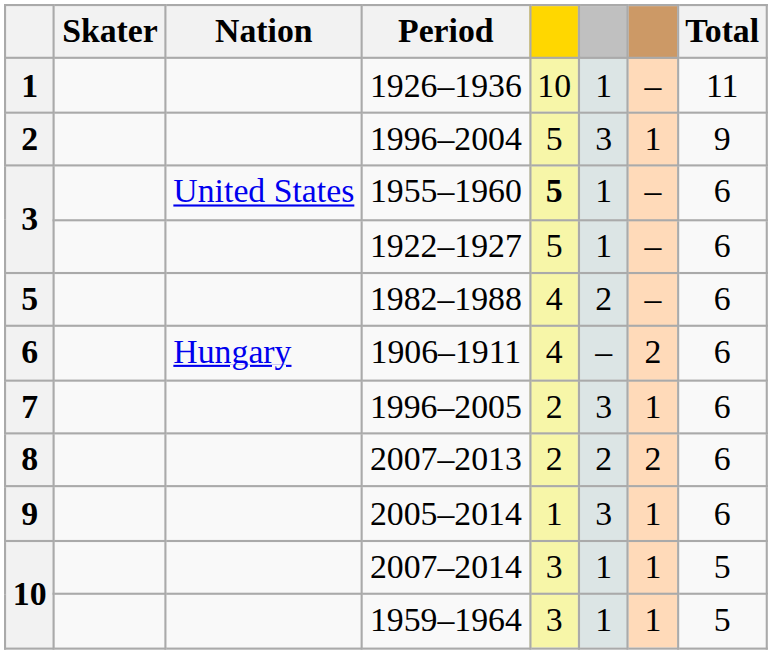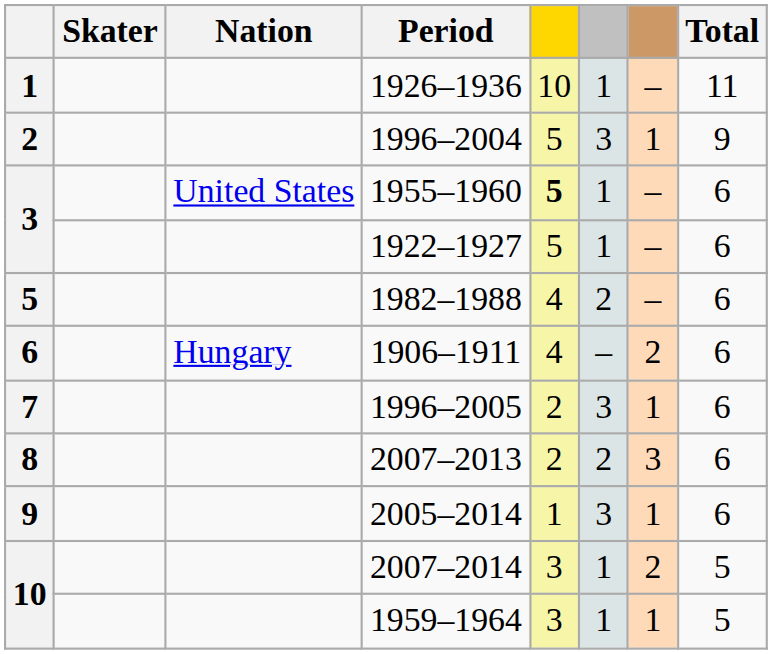(653, 459) 2 -> (653, 459) 3
(653, 566) 1 -> (653, 566) 2
